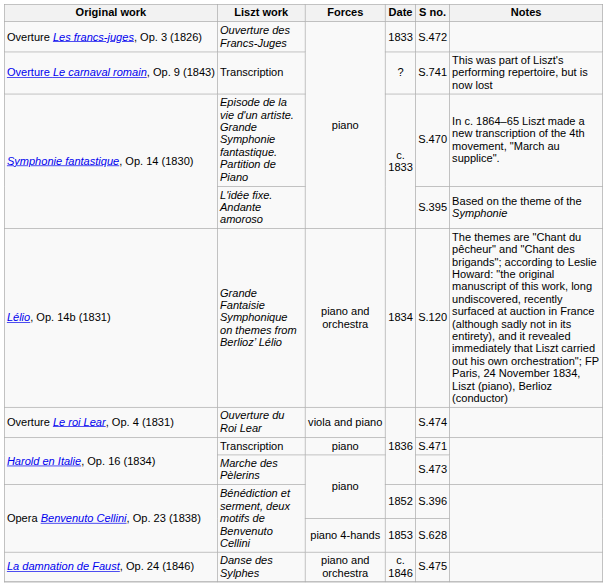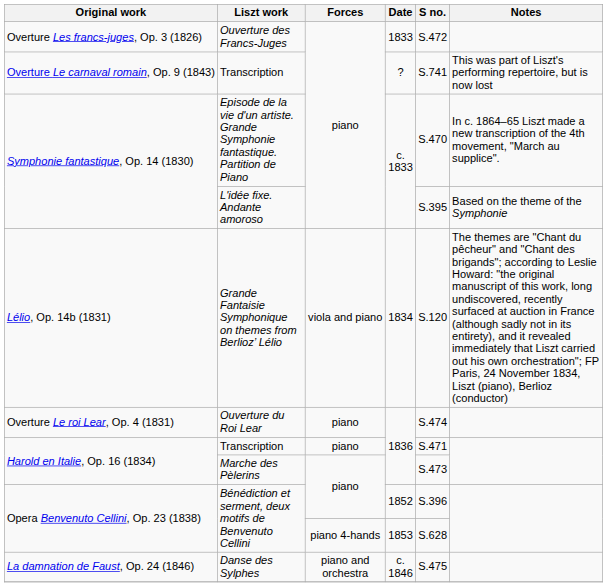(345, 318) piano and orchestra -> (345, 318) viola and piano
(345, 422) viola and piano -> (345, 422) piano
